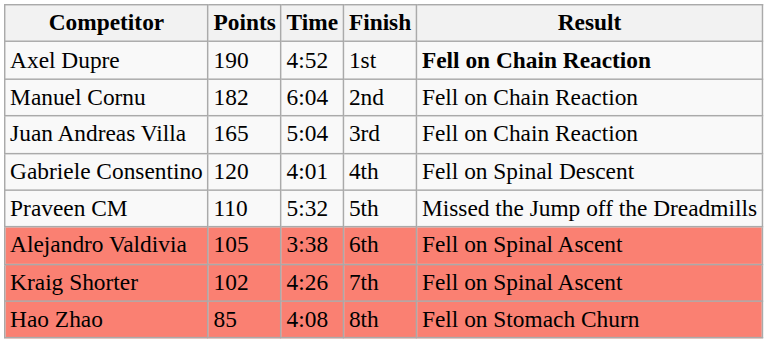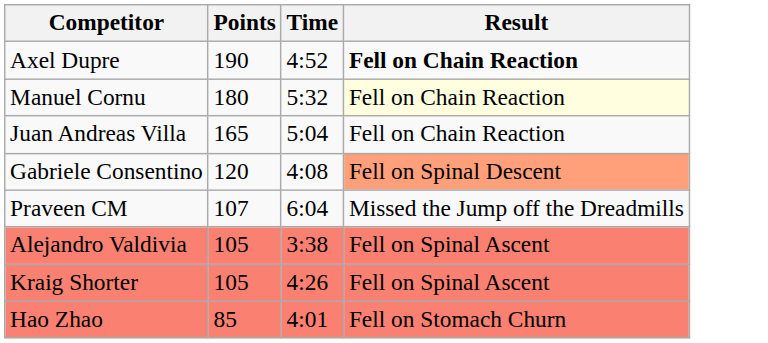- column: (380, 23)
(231, 97) 182 -> (231, 97) 180
(307, 97) 6:04 -> (307, 97) 5:32
(530, 97) no background -> (457, 97) lightyellow background
(307, 171) 4:01 -> (307, 171) 4:08
(528, 171) no background -> (455, 171) lightsalmon background
(231, 208) 110 -> (231, 208) 107
(307, 208) 5:32 -> (307, 208) 6:04
(231, 282) 102 -> (231, 282) 105
(307, 319) 4:08 -> (307, 319) 4:01
